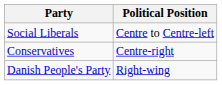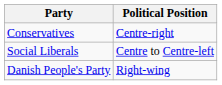rows swapped: (43, 32) <-> (41, 51)
